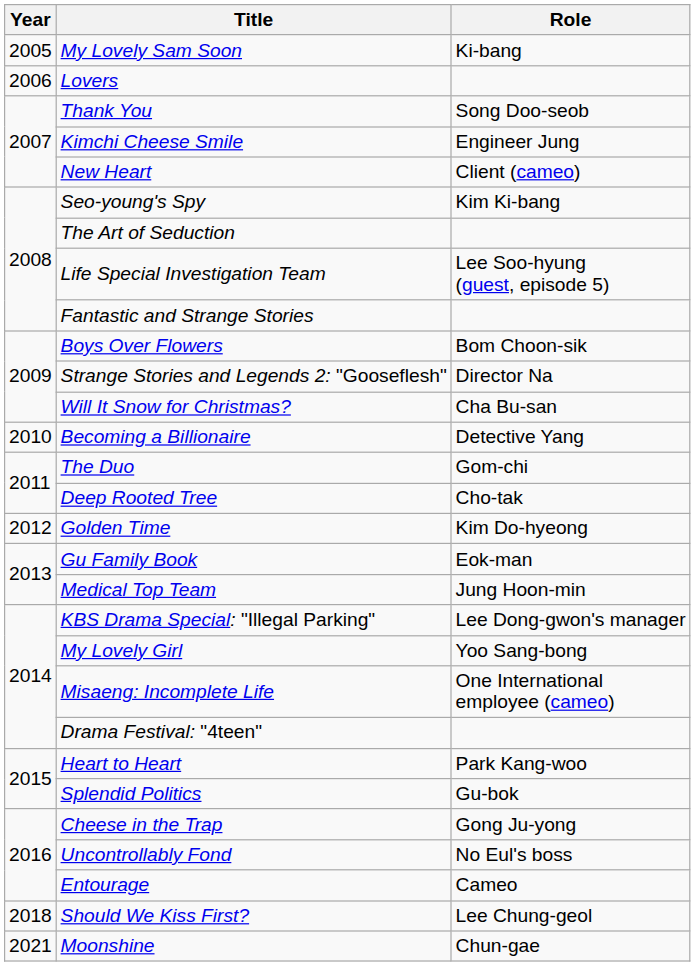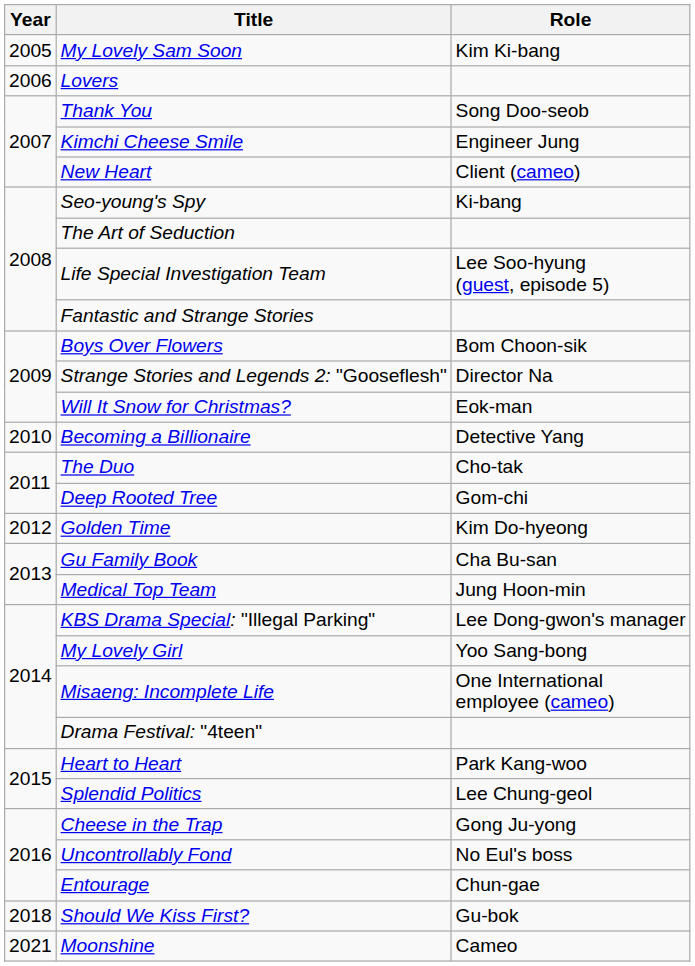(489, 50) Ki-bang -> (508, 50) Kim Ki-bang
(508, 202) Kim Ki-bang -> (489, 202) Ki-bang
(506, 406) Cha Bu-san -> (494, 406) Eok-man
(492, 467) Gom-chi -> (489, 467) Cho-tak
(489, 498) Cho-tak -> (492, 498) Gom-chi
(494, 558) Eok-man -> (506, 558) Cha Bu-san
(487, 793) Gu-bok -> (524, 793) Lee Chung-geol
(487, 885) Cameo -> (498, 885) Chun-gae
(524, 915) Lee Chung-geol -> (487, 915) Gu-bok
(498, 945) Chun-gae -> (487, 945) Cameo
